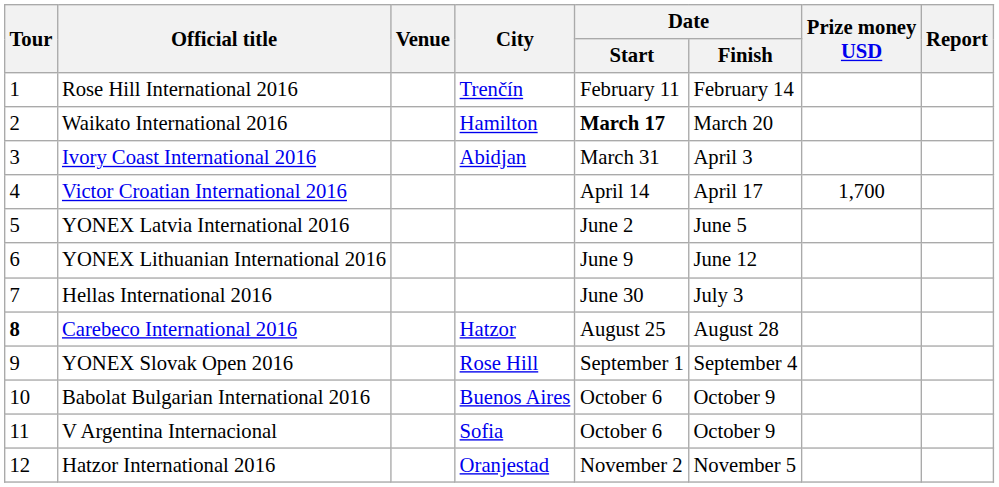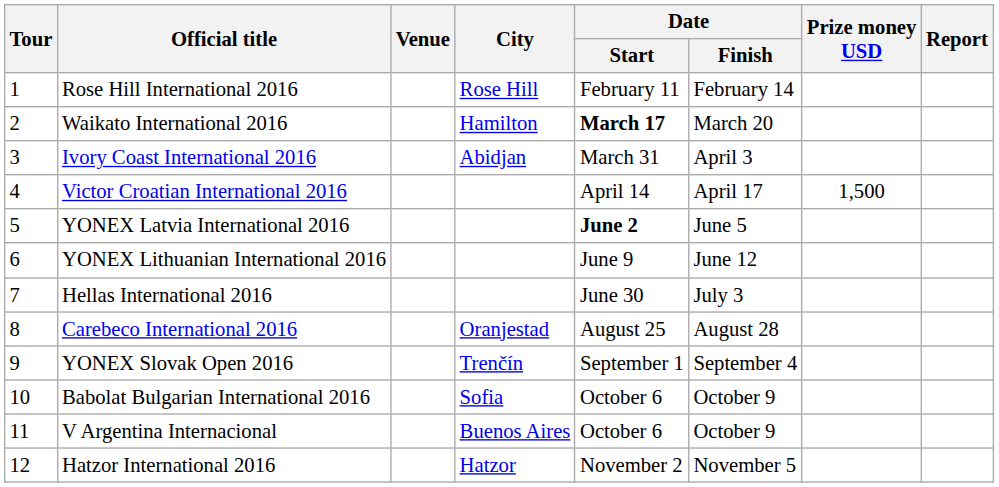(491, 89) Trenčín -> (499, 89) Rose Hill
(862, 192) 1,700 -> (862, 192) 1,500
(607, 226) normal -> (609, 226) bold
(15, 328) bold -> (15, 328) normal
(488, 328) Hatzor -> (504, 328) Oranjestad
(499, 362) Rose Hill -> (491, 362) Trenčín
(515, 396) Buenos Aires -> (481, 396) Sofia
(481, 430) Sofia -> (515, 430) Buenos Aires
(504, 464) Oranjestad -> (488, 464) Hatzor
